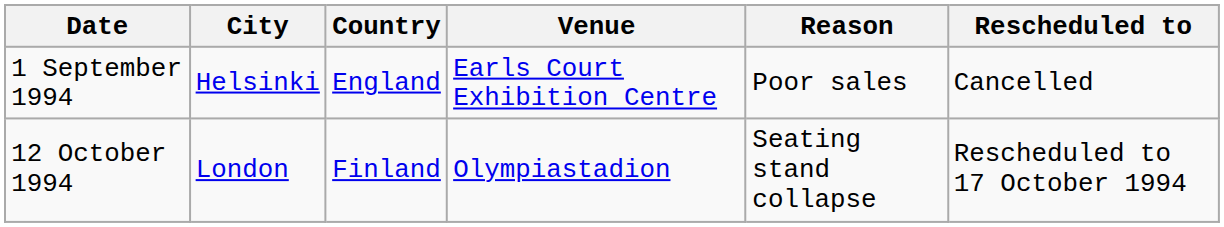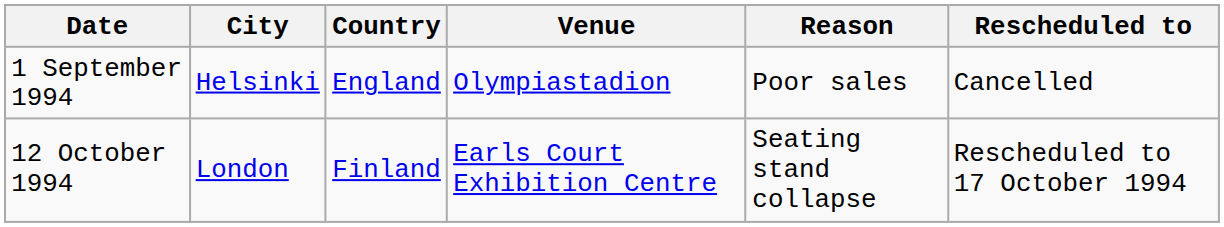(585, 83) Earls Court Exhibition Centre -> (562, 83) Olympiastadion
(562, 170) Olympiastadion -> (585, 170) Earls Court Exhibition Centre
